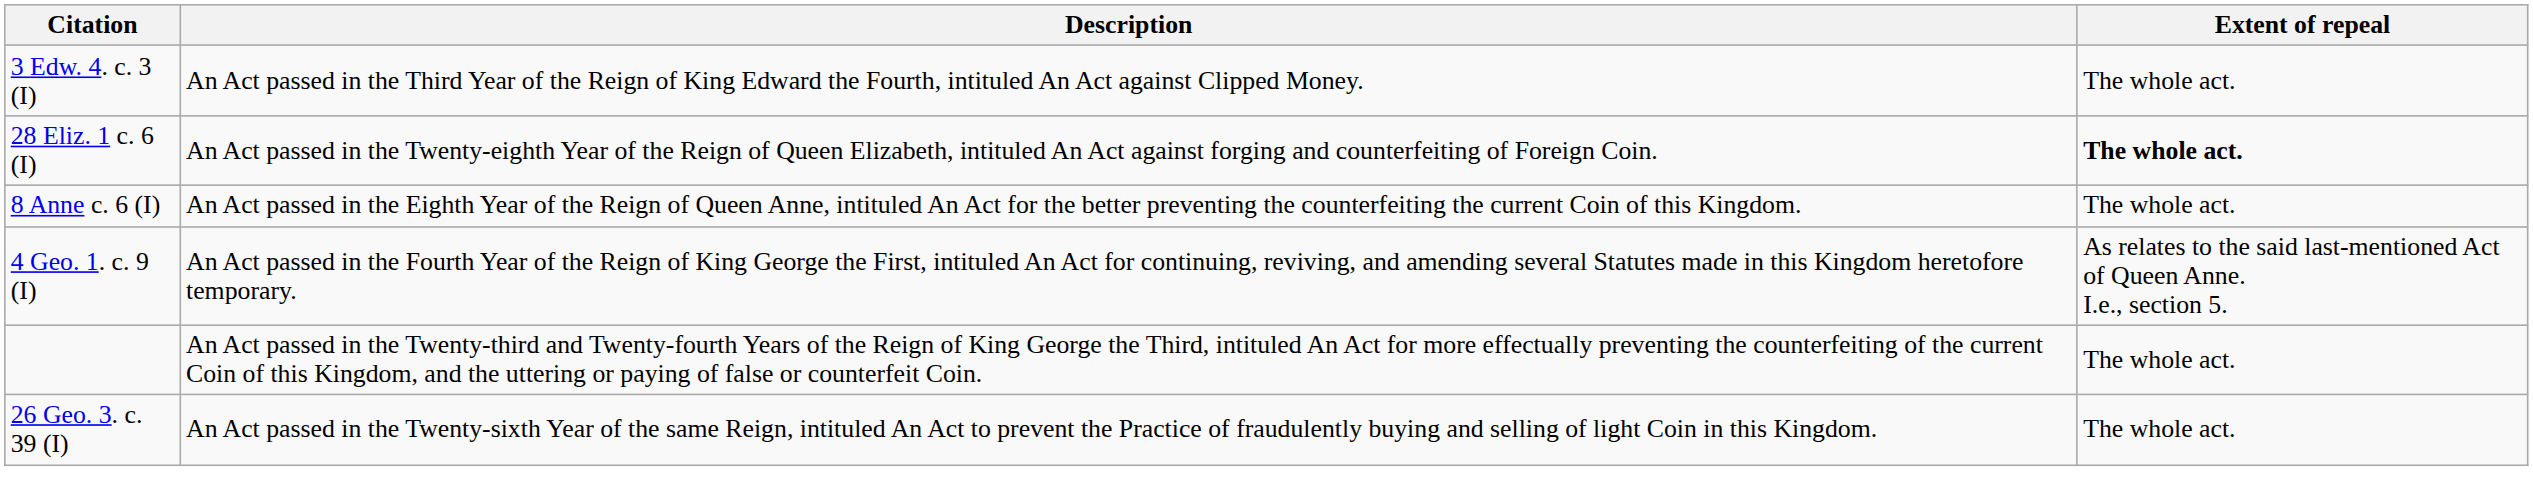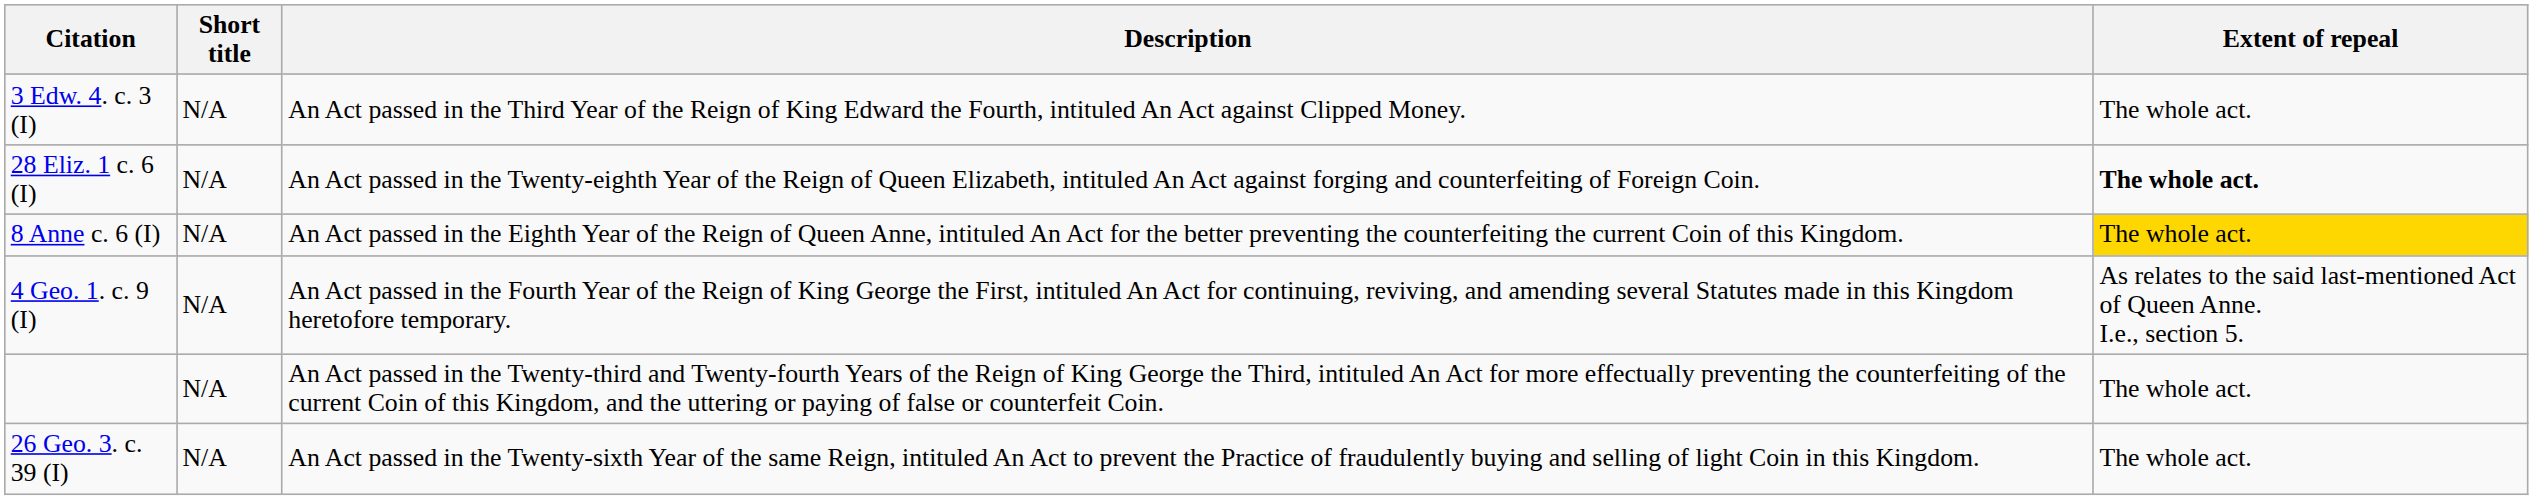+ column: (229, 39)
(2159, 205) no background -> (2176, 234) gold background
